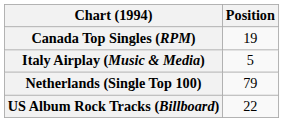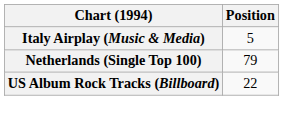- row: (113, 38)
